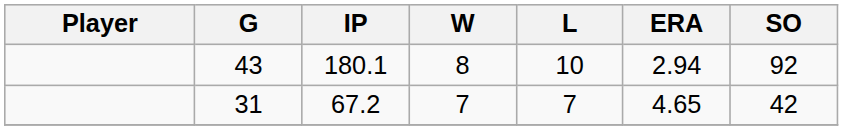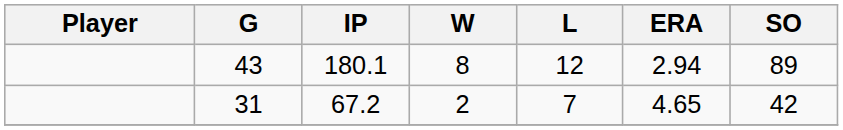(570, 64) 10 -> (570, 64) 12
(784, 64) 92 -> (784, 64) 89
(463, 104) 7 -> (463, 104) 2
